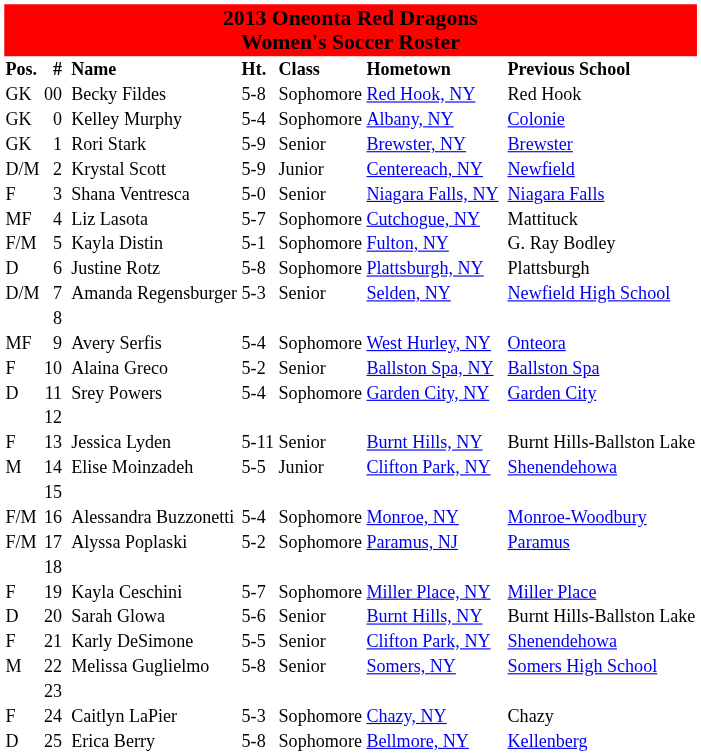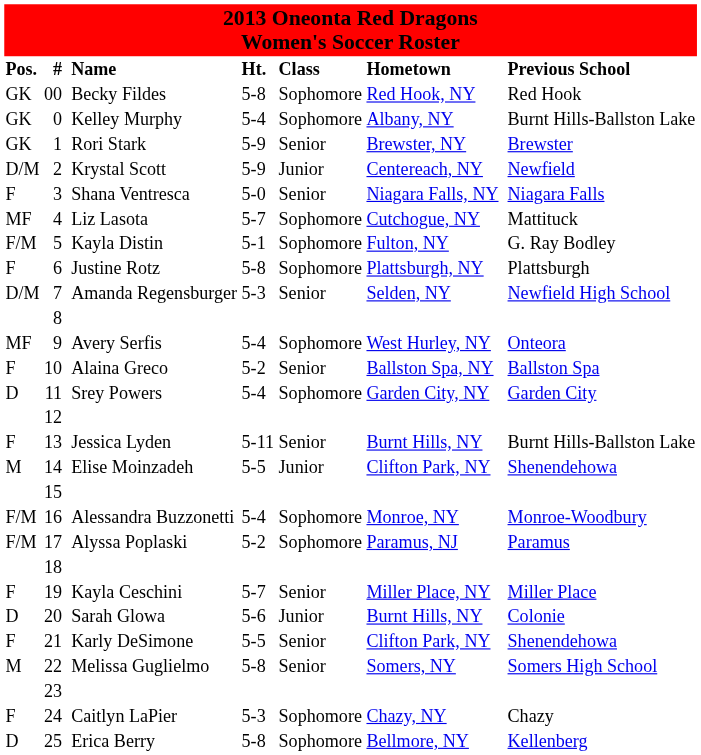(536, 119) Colonie -> (601, 119) Burnt Hills-Ballston Lake
(12, 268) D -> (10, 268) F
(320, 591) Sophomore -> (302, 591) Senior
(302, 616) Senior -> (301, 616) Junior
(601, 616) Burnt Hills-Ballston Lake -> (536, 616) Colonie
